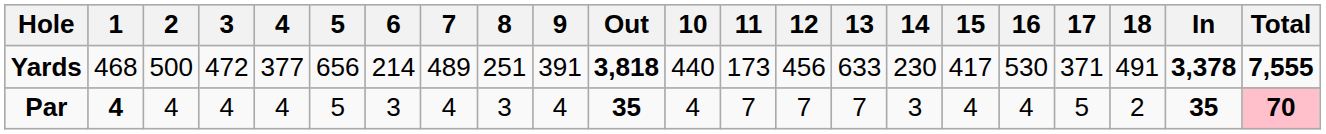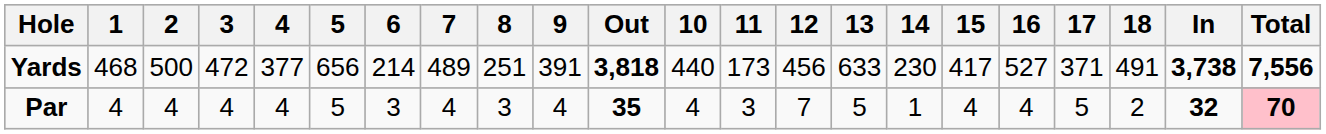(1026, 66) 530 -> (1026, 66) 527
(1204, 66) 3,378 -> (1204, 66) 3,738
(1281, 66) 7,555 -> (1281, 66) 7,556
(116, 107) bold -> (116, 107) normal
(748, 107) 7 -> (748, 107) 3
(860, 107) 7 -> (860, 107) 5
(915, 107) 3 -> (915, 107) 1
(1204, 107) 35 -> (1204, 107) 32
